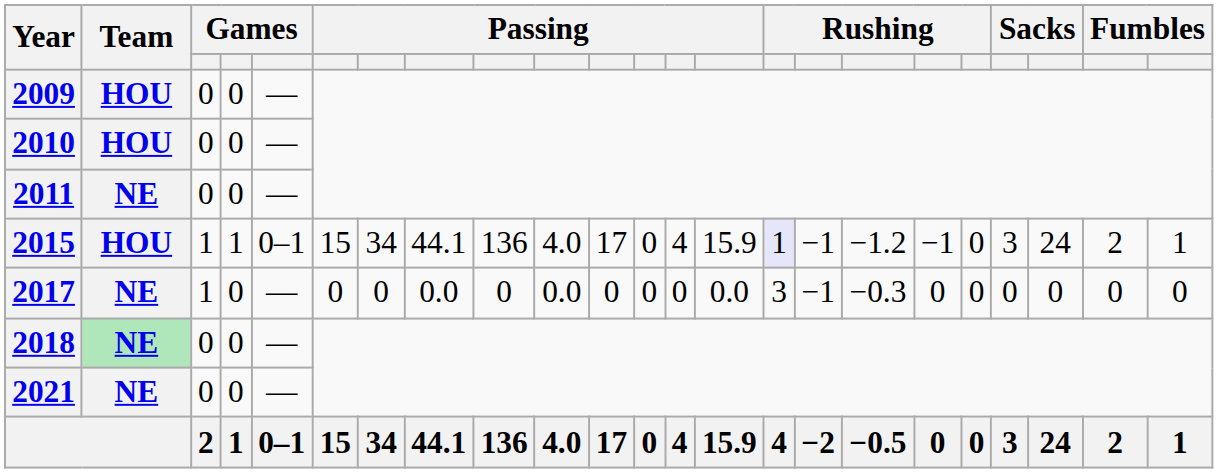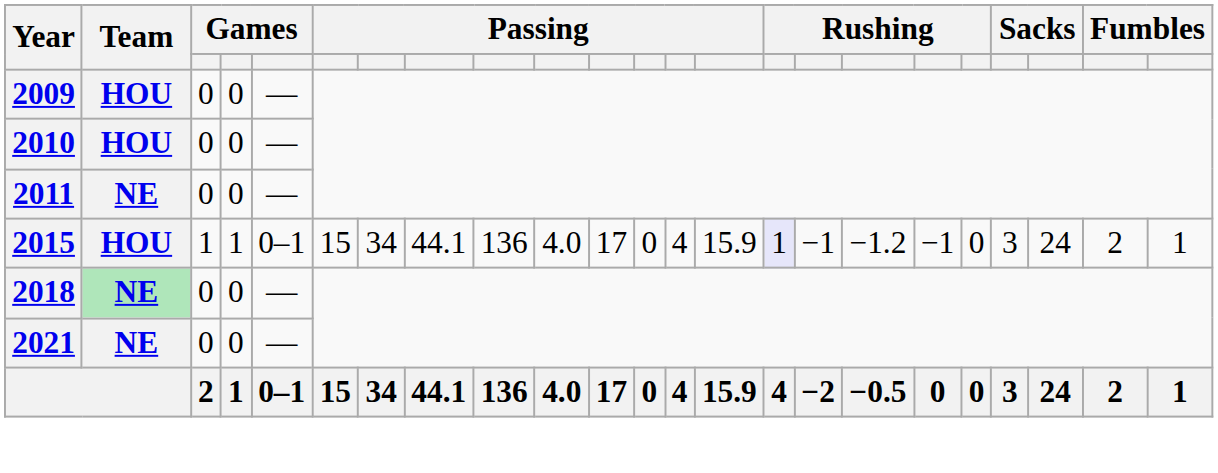- row: (44, 292)
